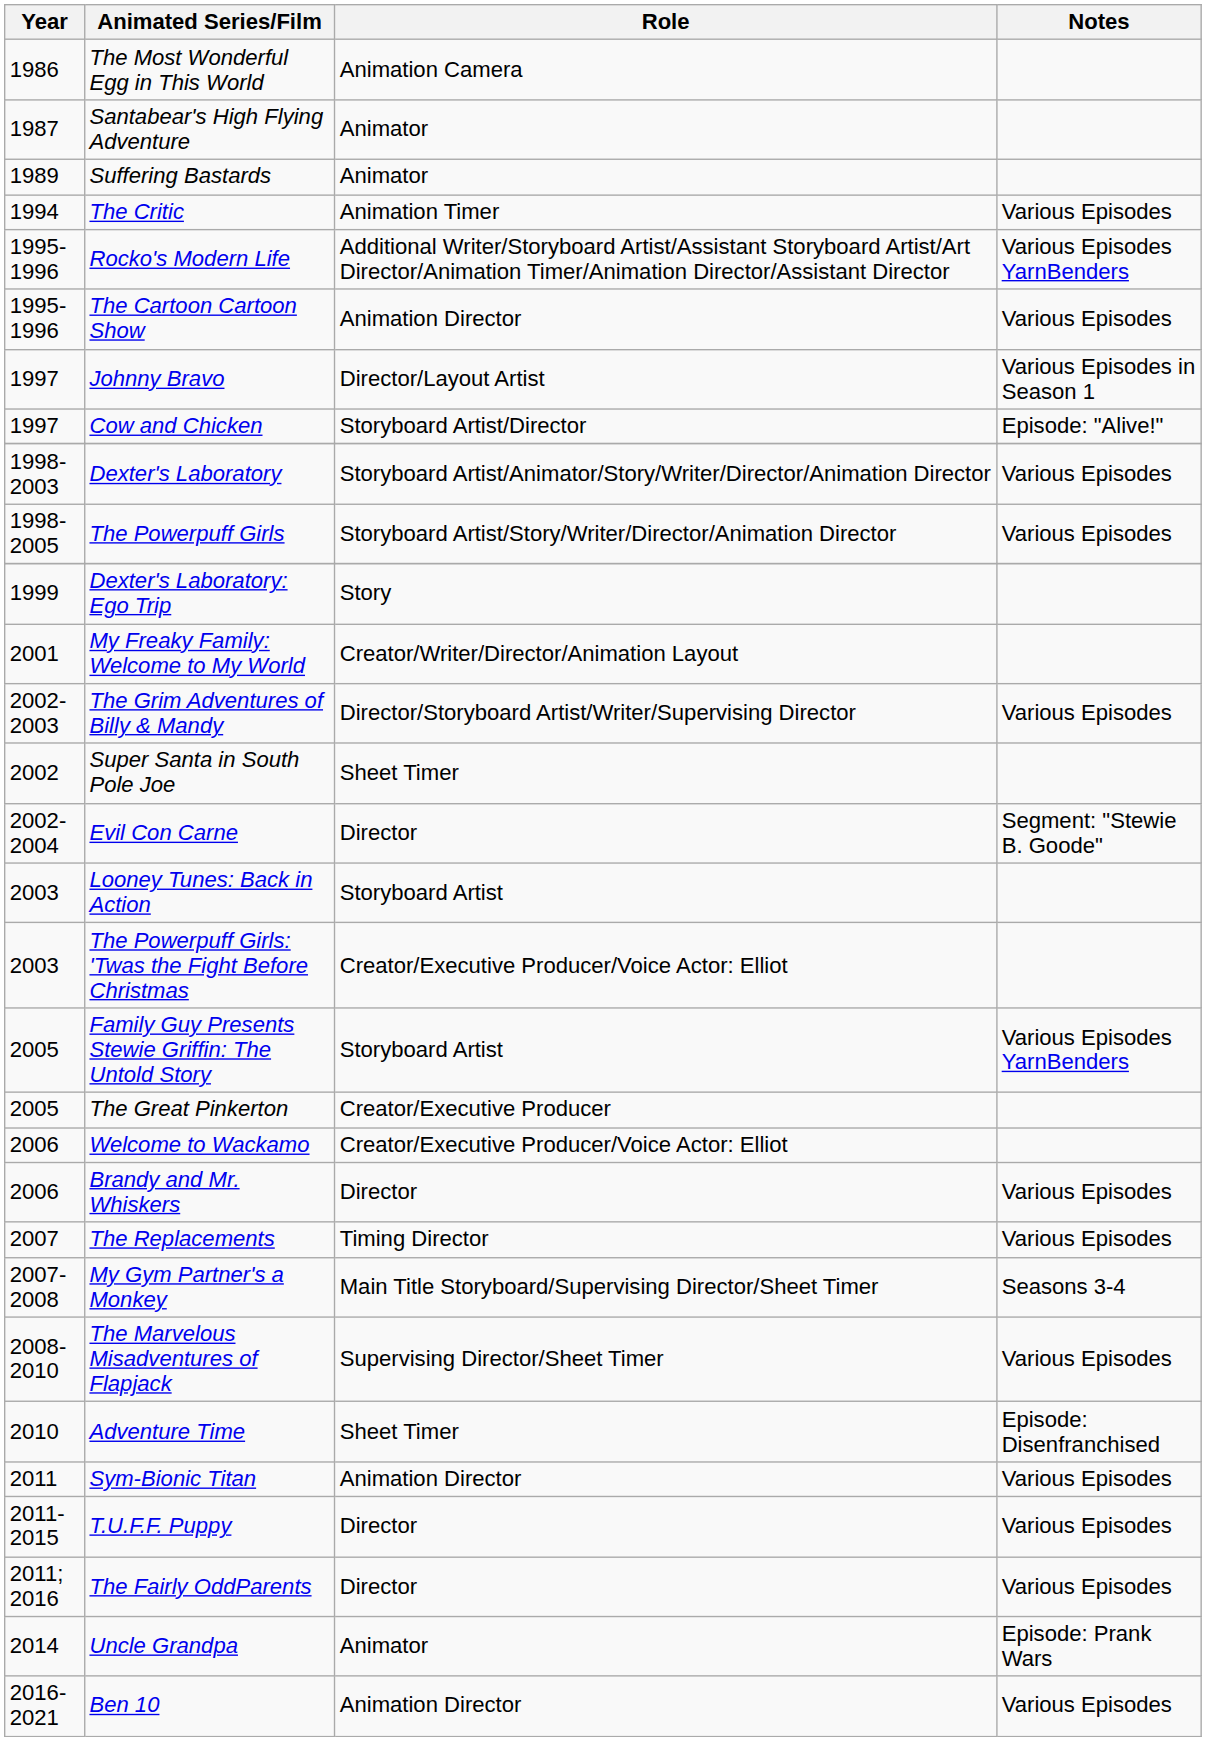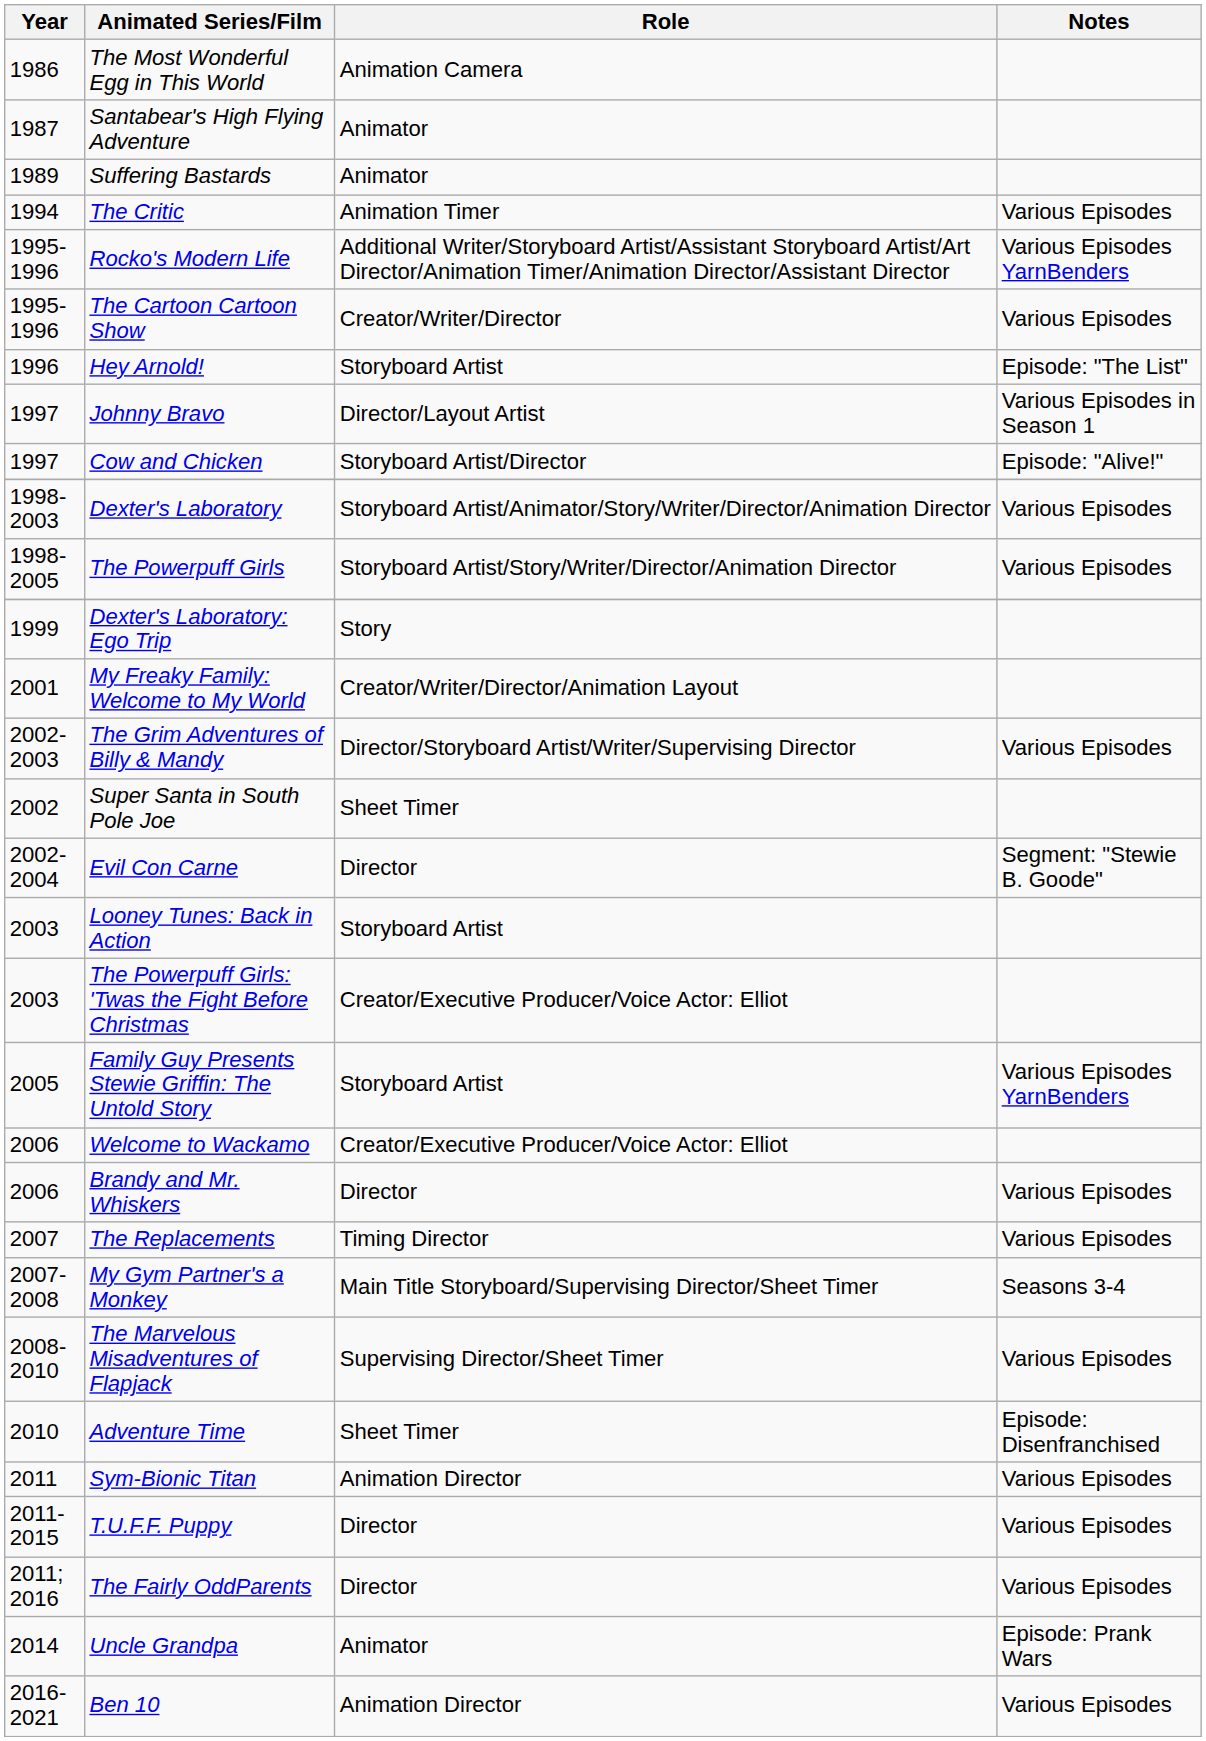(431, 319) Animation Director -> (451, 319) Creator/Writer/Director
+ row: (147, 366)
- row: (189, 1109)
